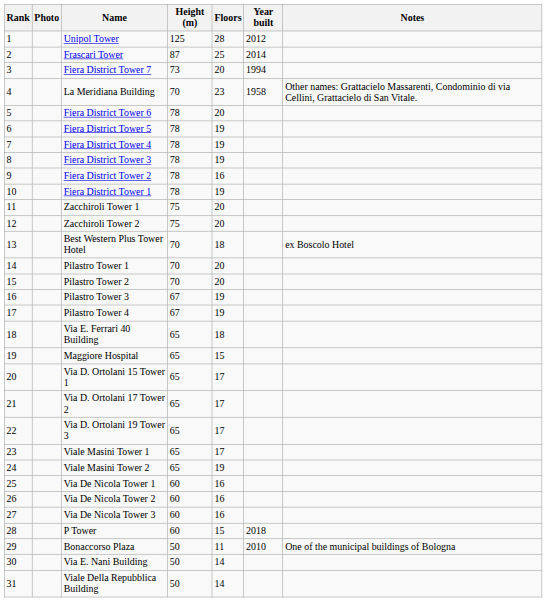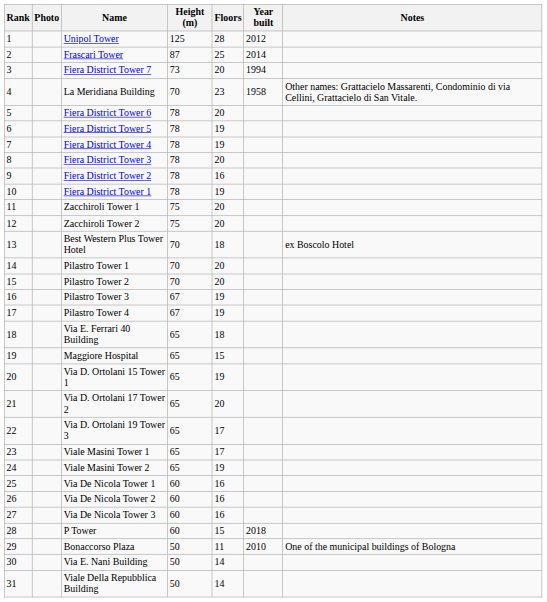(220, 160) 19 -> (220, 160) 20
(220, 377) 17 -> (220, 377) 19
(220, 404) 17 -> (220, 404) 20
